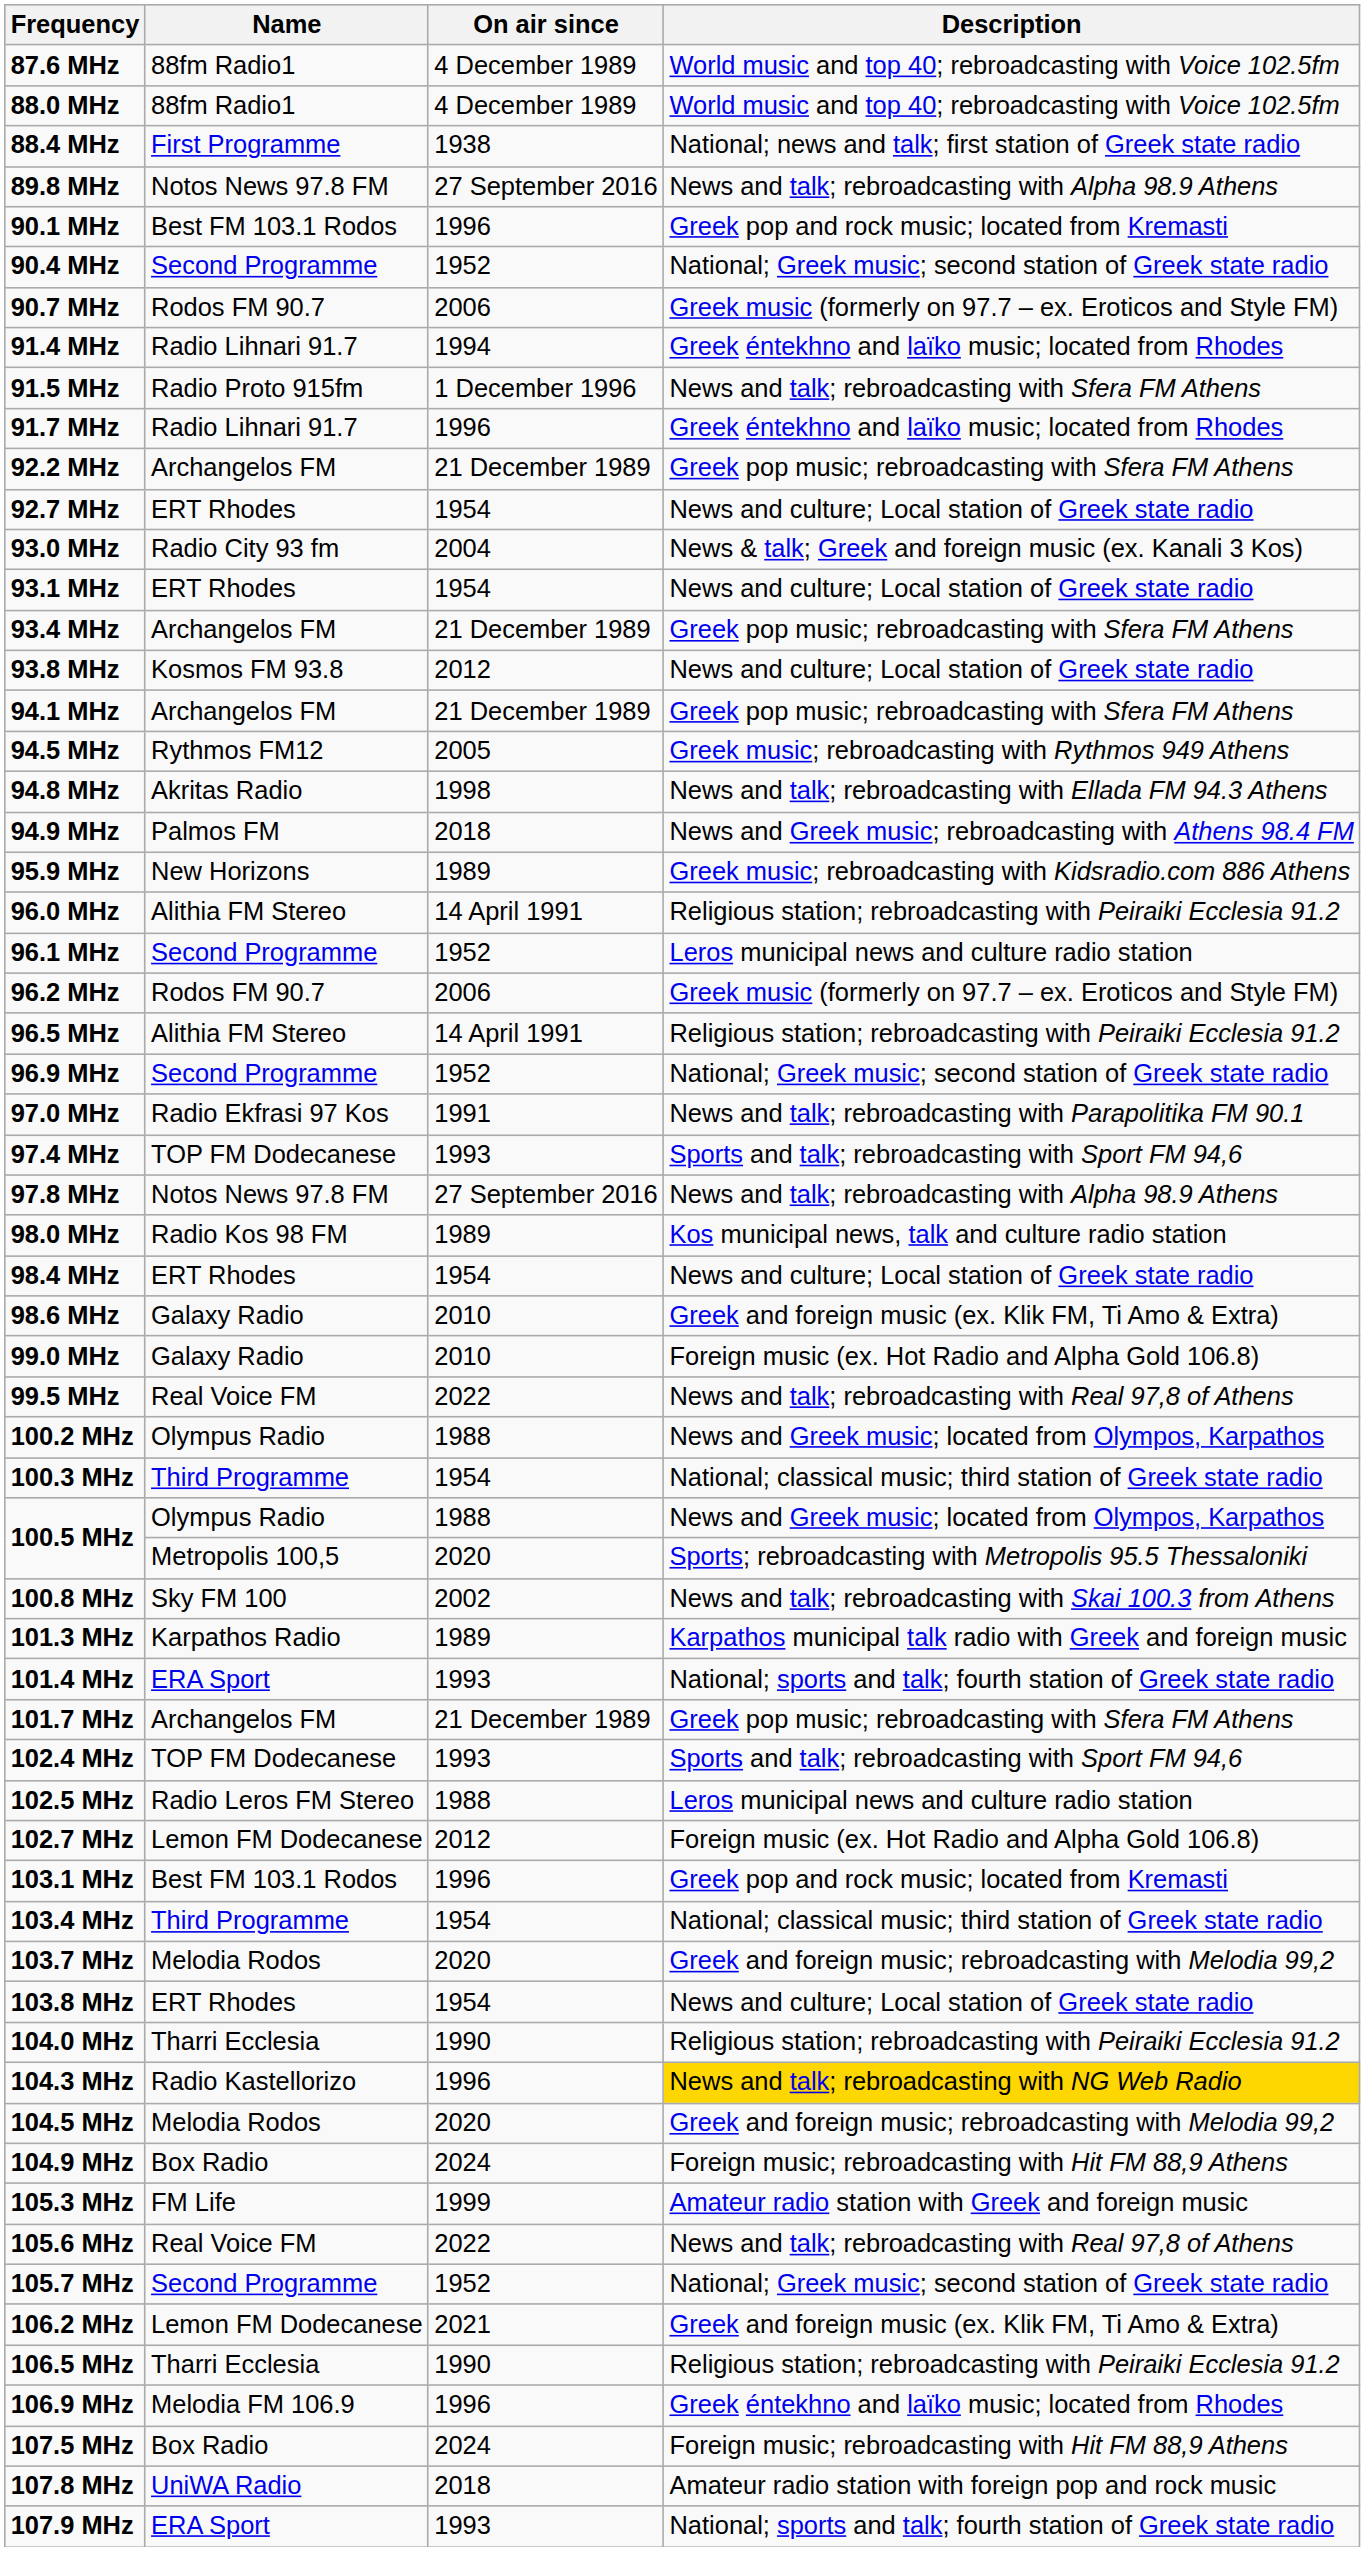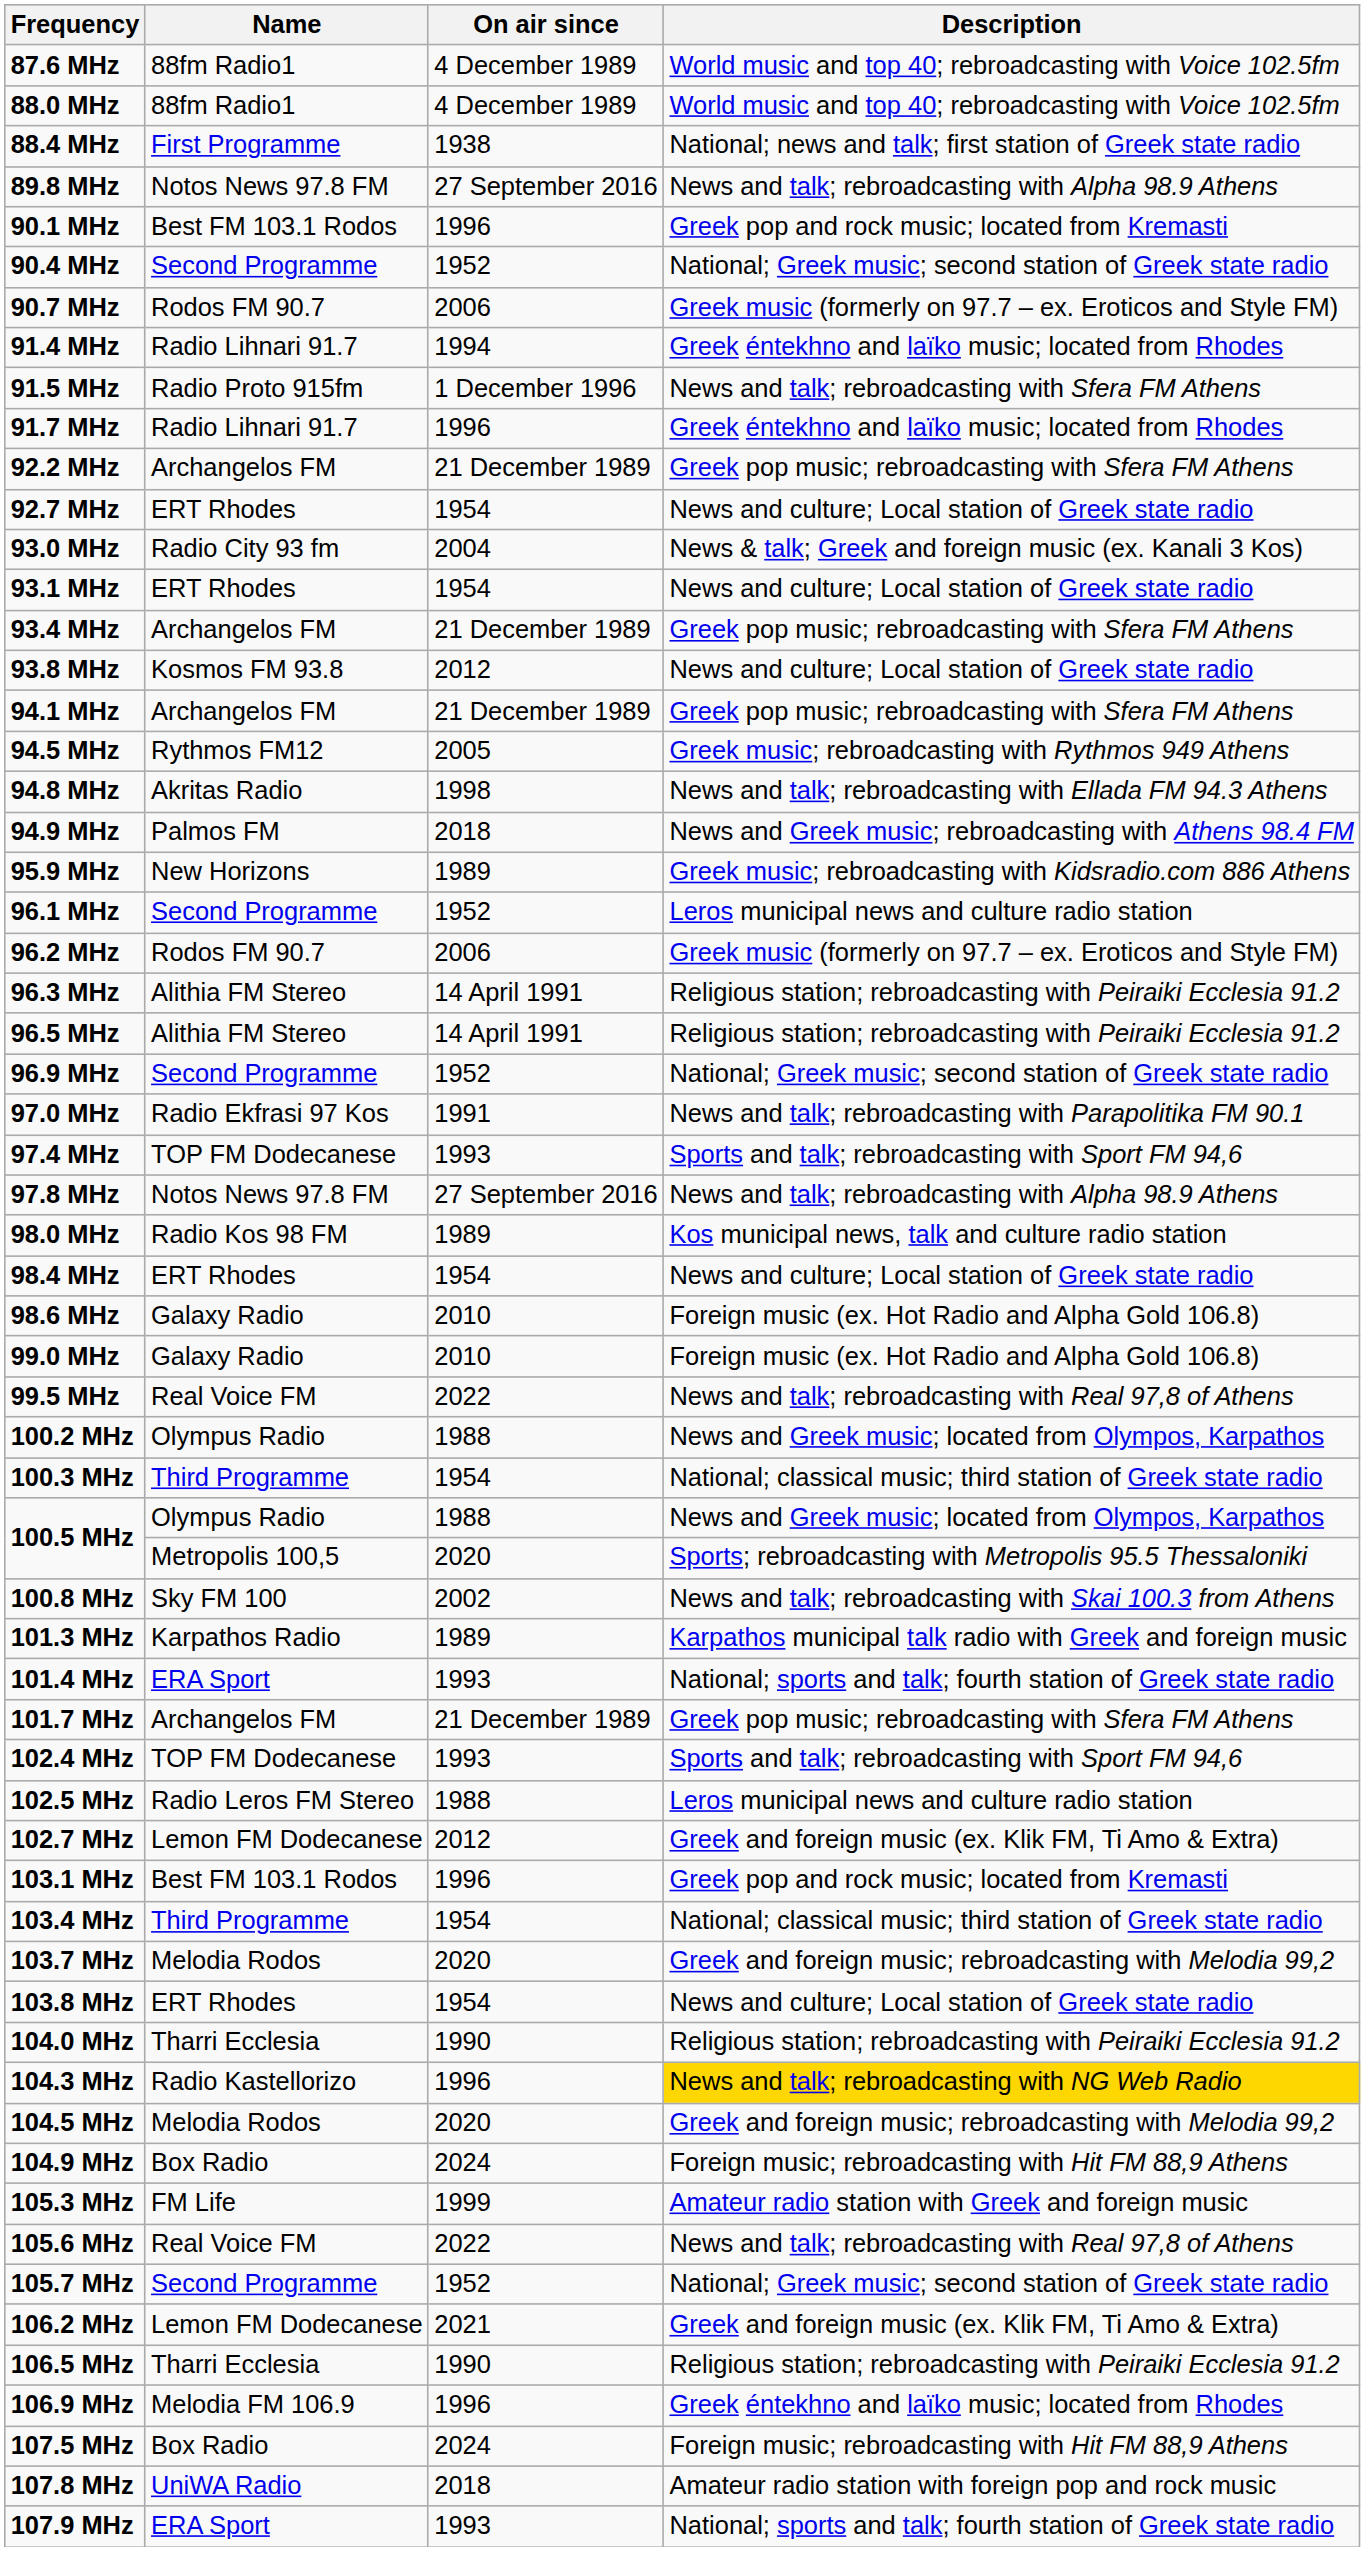- row: (65, 912)
+ row: (65, 992)
(974, 1315) Greek and foreign music (ex. Klik FM, Ti Amo & Extra) -> (964, 1315) Foreign music (ex. Hot Radio and Alpha Gold 106.8)
(964, 1840) Foreign music (ex. Hot Radio and Alpha Gold 106.8) -> (974, 1840) Greek and foreign music (ex. Klik FM, Ti Amo & Extra)
